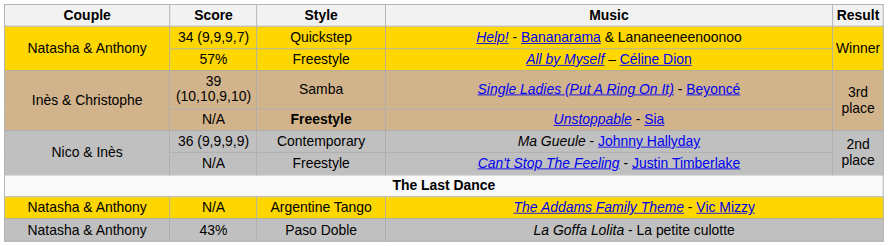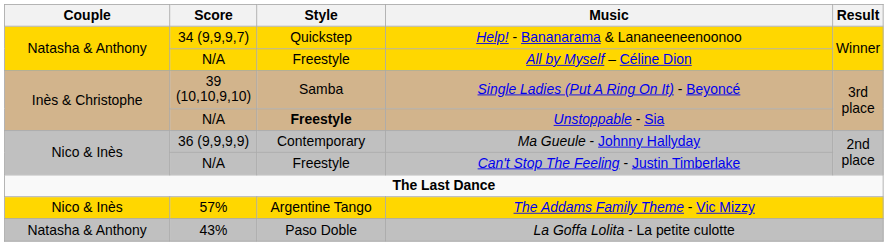(213, 59) 57% -> (213, 59) N/A
(87, 207) Natasha & Anthony -> (87, 207) Nico & Inès
(213, 207) N/A -> (213, 207) 57%
